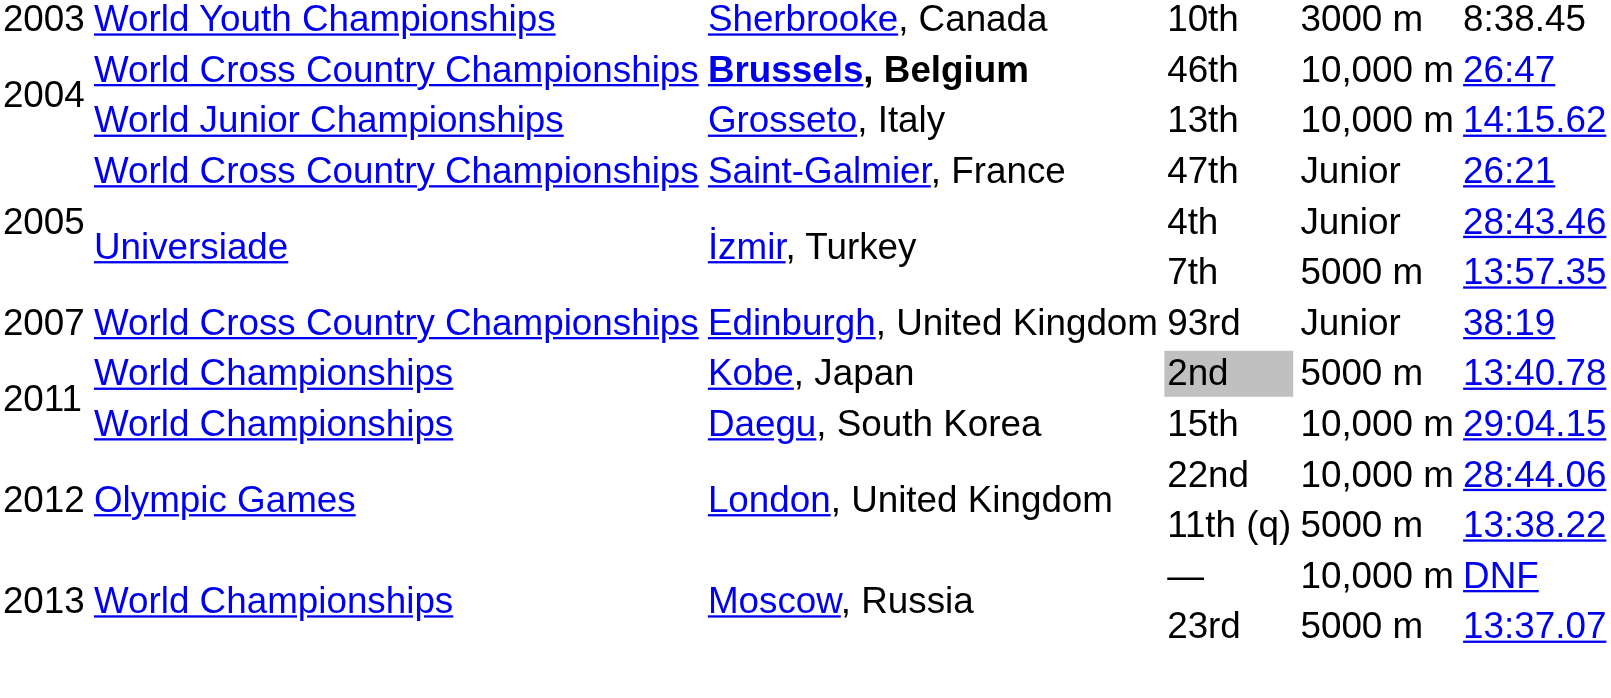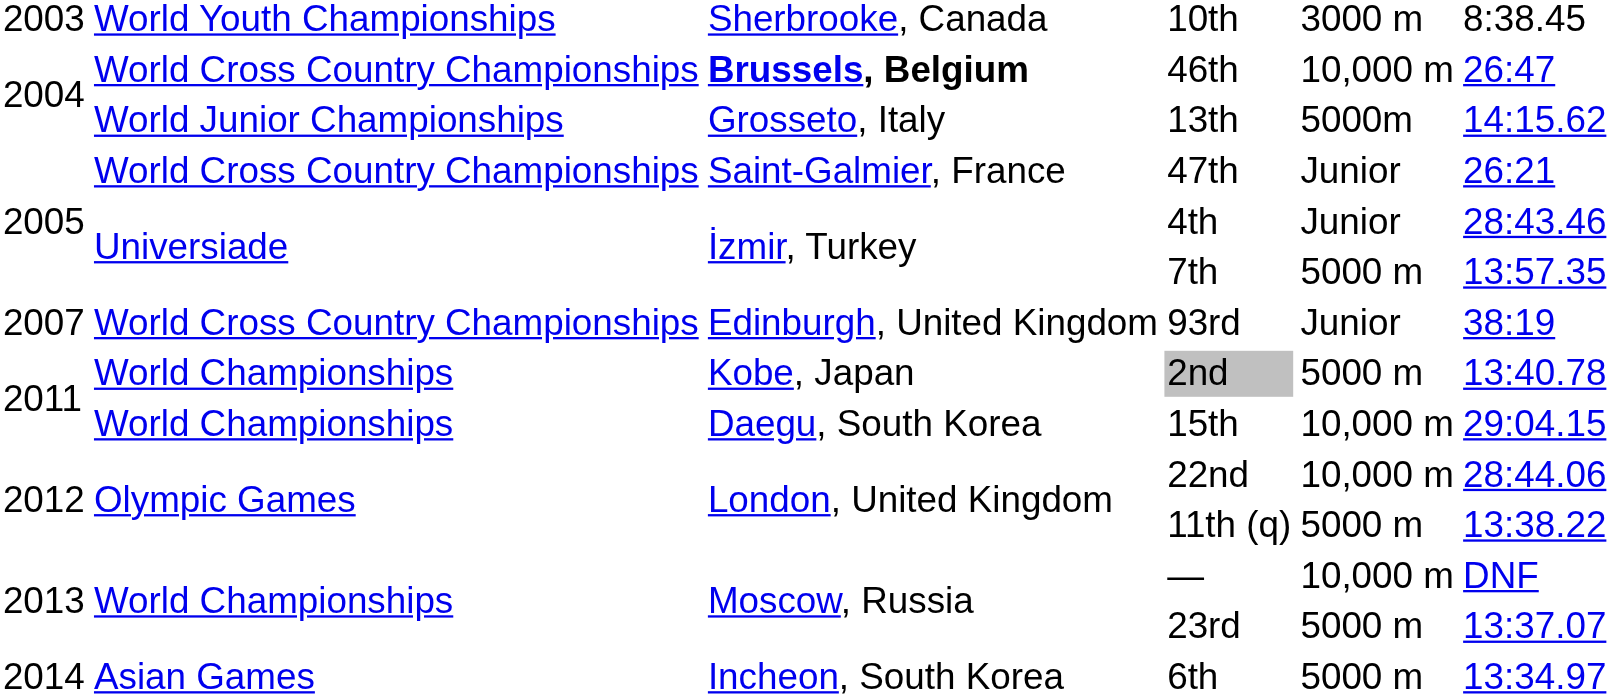(1377, 120) 10,000 m -> (1357, 120) 5000m
+ row: (1193, 676)
